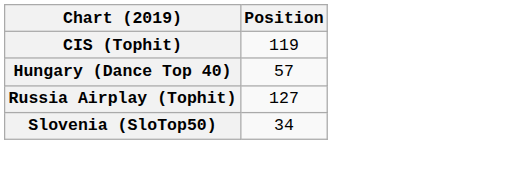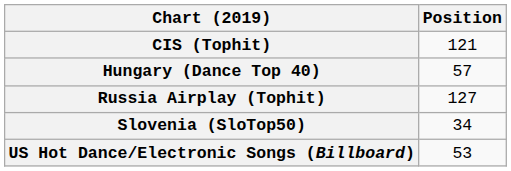(284, 45) 119 -> (462, 45) 121
+ row: (212, 153)
